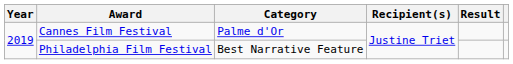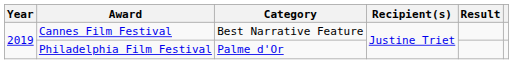(250, 31) Palme d'Or -> (290, 31) Best Narrative Feature
(290, 49) Best Narrative Feature -> (250, 49) Palme d'Or
